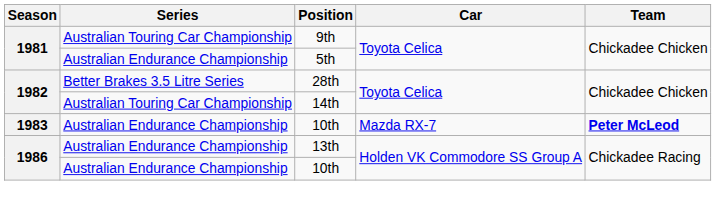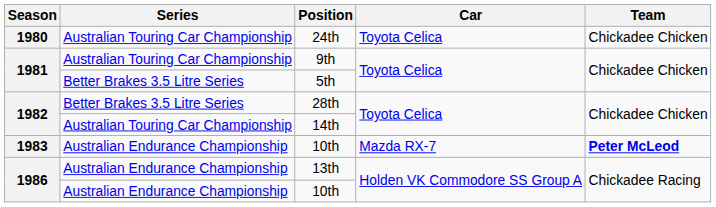+ row: (32, 37)
(175, 59) Australian Endurance Championship -> (154, 81) Better Brakes 3.5 Litre Series
